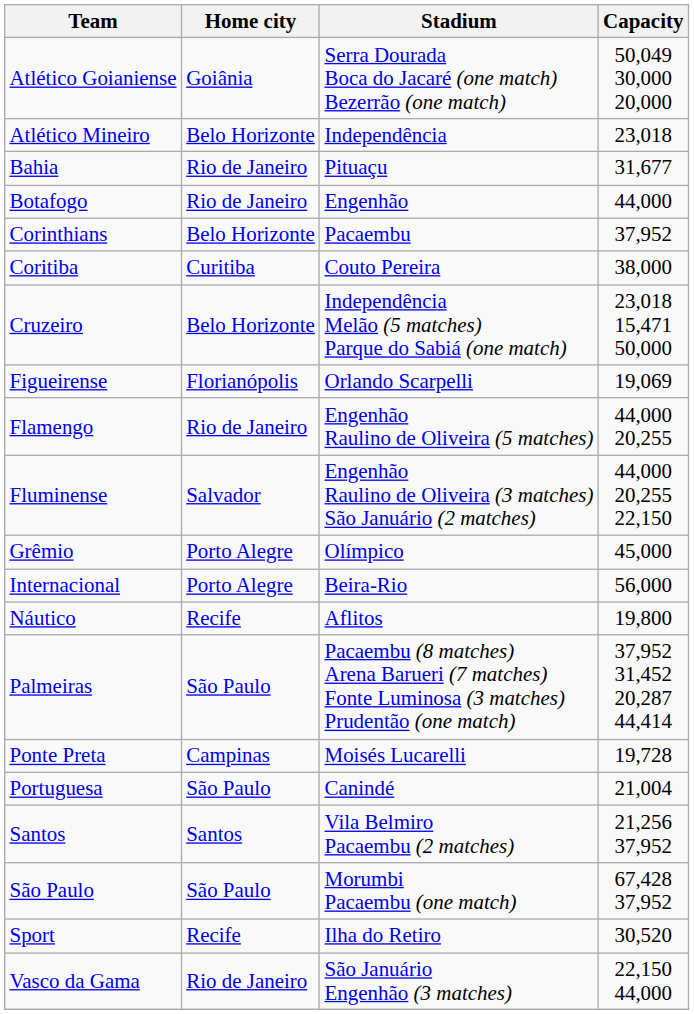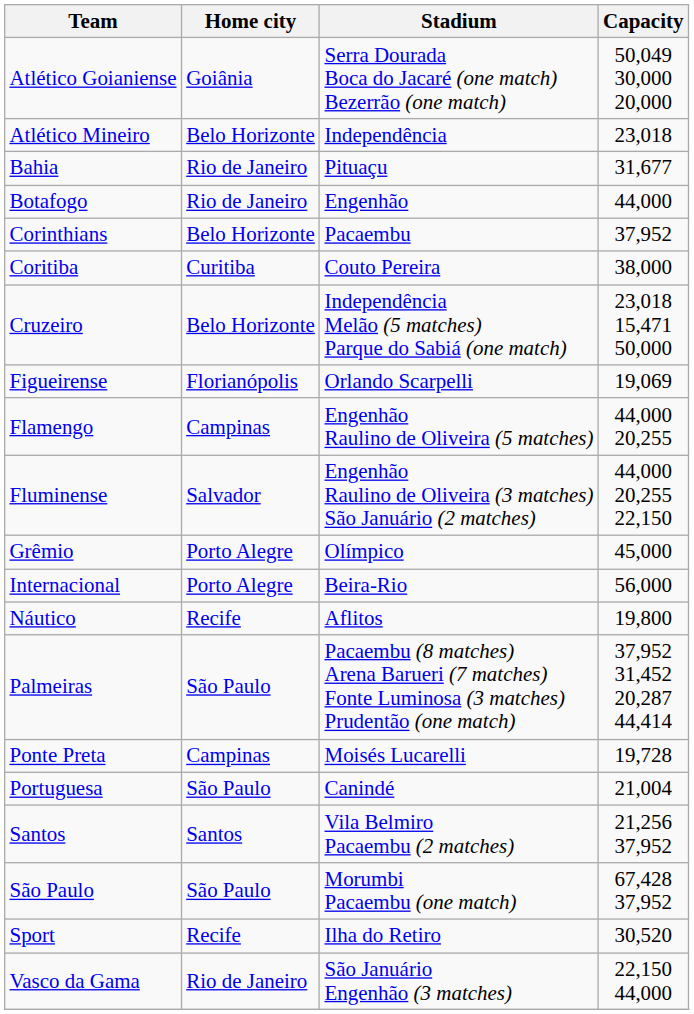(247, 426) Rio de Janeiro -> (228, 426) Campinas
